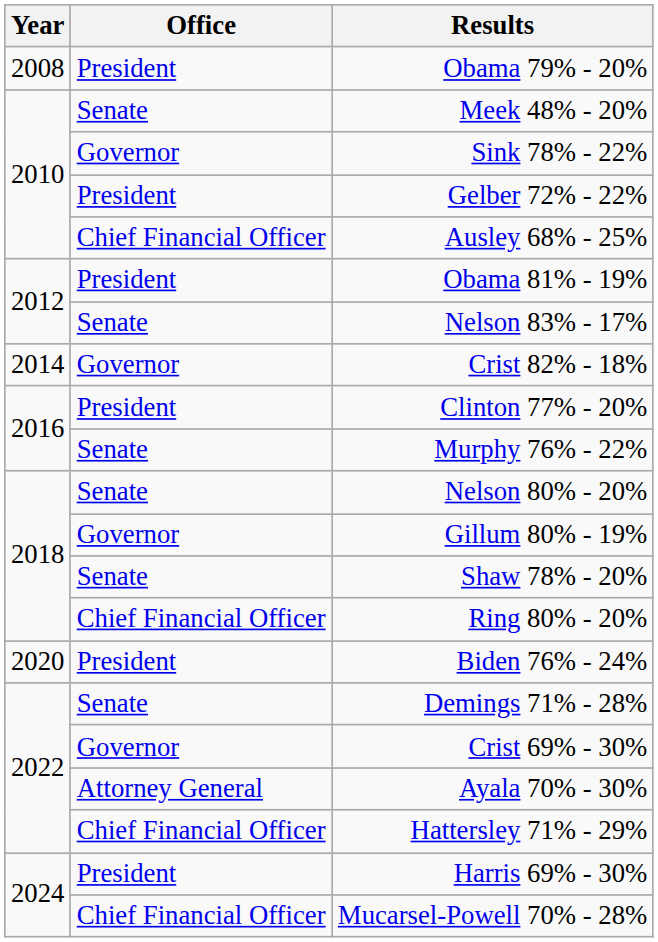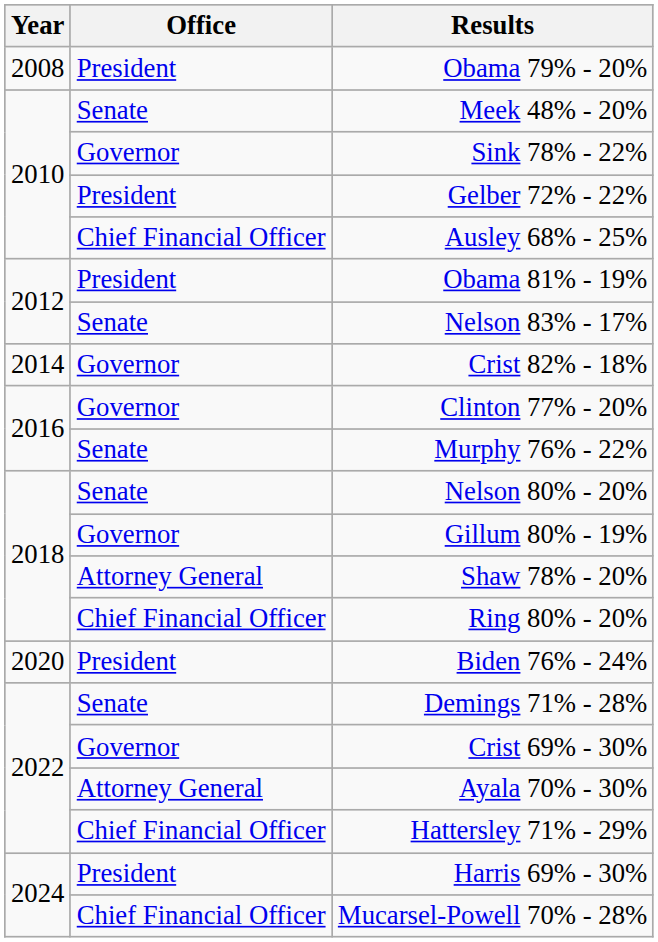(126, 407) President -> (128, 407) Governor
(112, 576) Senate -> (170, 576) Attorney General
